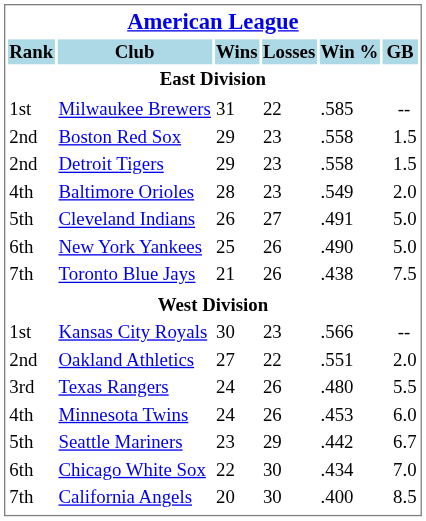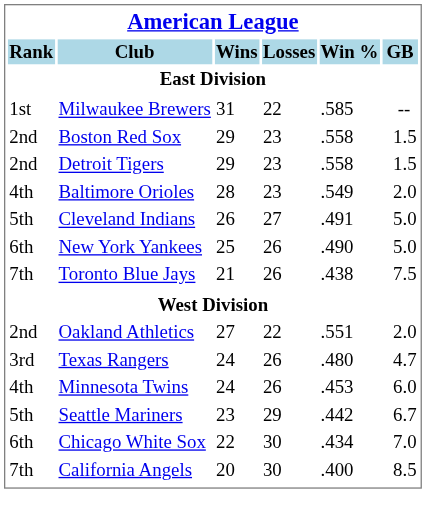- row: (133, 331)
(400, 387) 5.5 -> (400, 359) 4.7
